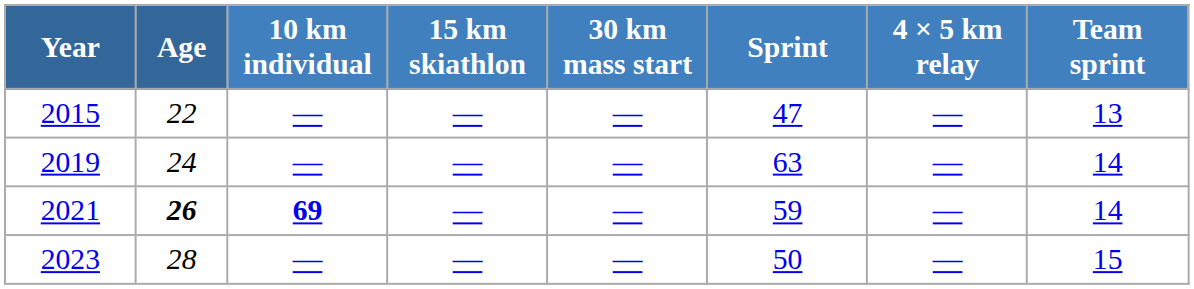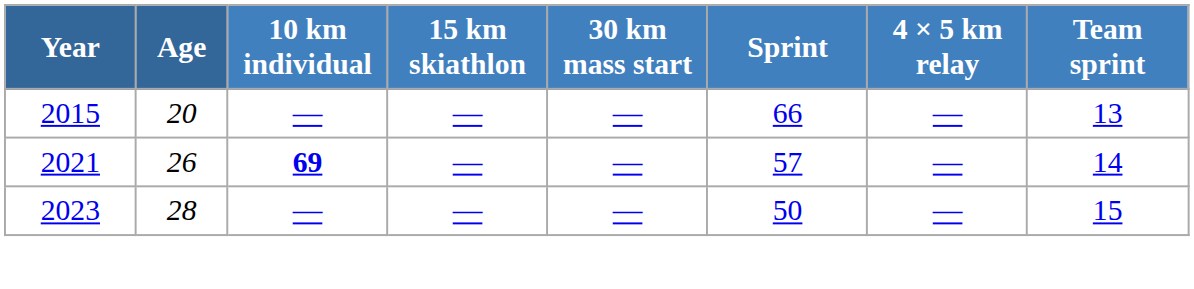(182, 113) 22 -> (182, 113) 20
(788, 113) 47 -> (788, 113) 66
- row: (70, 161)
(182, 210) bold -> (182, 161) normal
(788, 210) 59 -> (788, 161) 57
